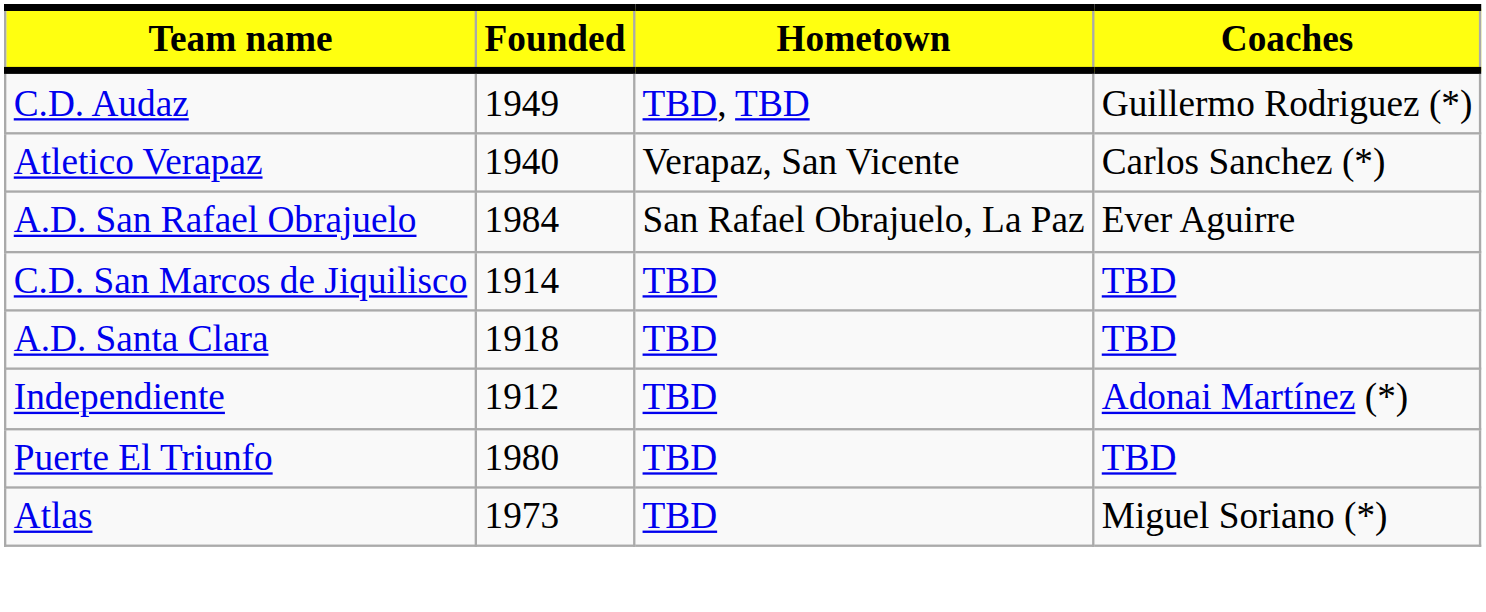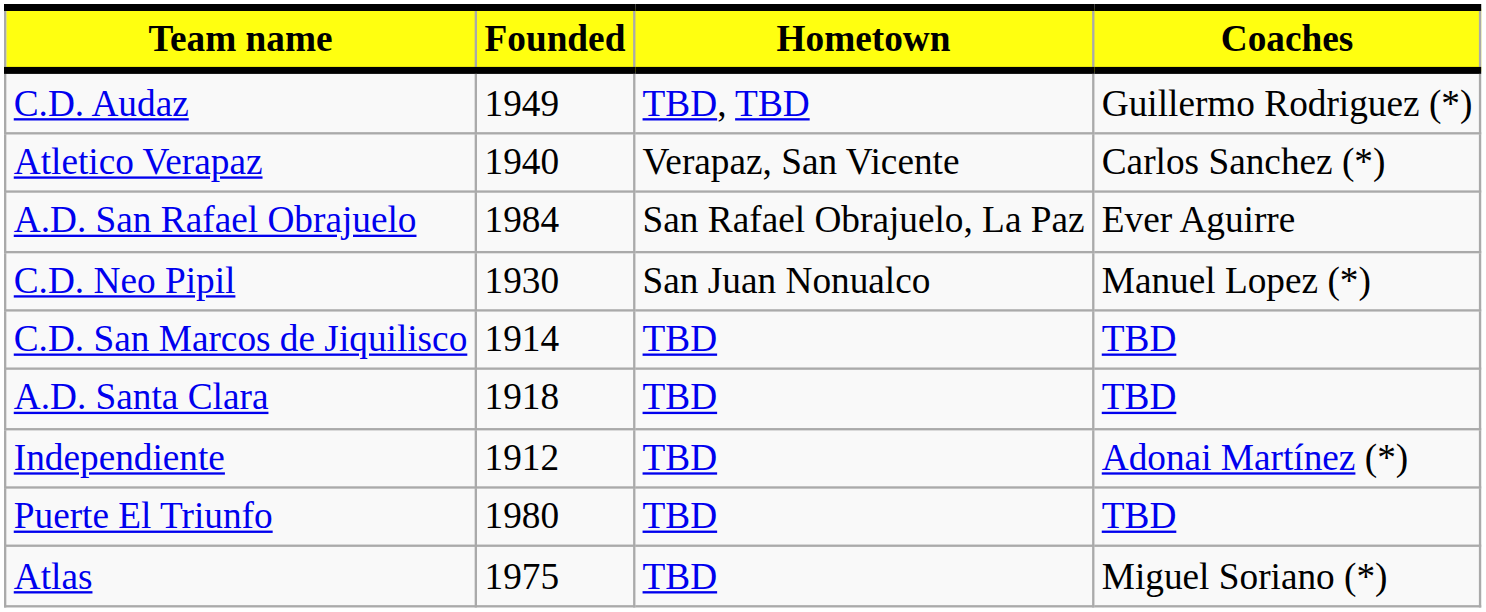+ row: (125, 279)
(522, 516) 1973 -> (522, 575) 1975
